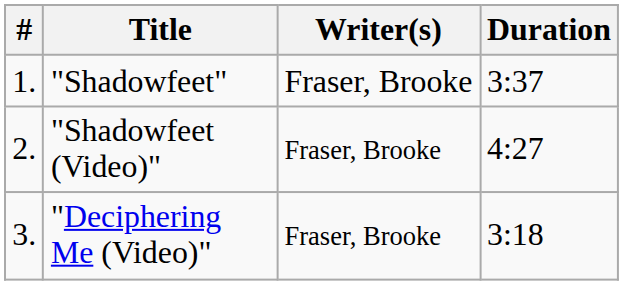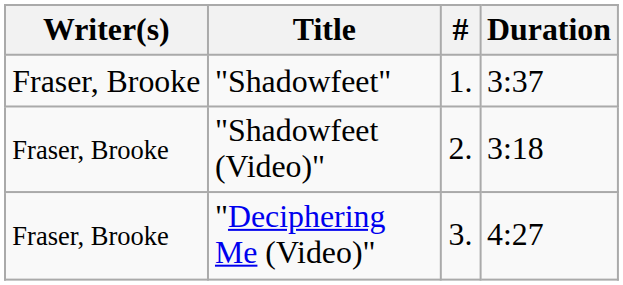columns swapped: (24, 29) <-> (378, 29)
(515, 148) 4:27 -> (515, 148) 3:18
(515, 234) 3:18 -> (515, 234) 4:27
